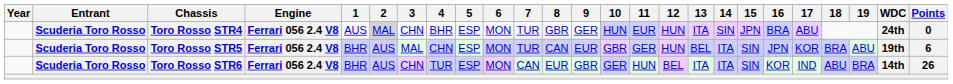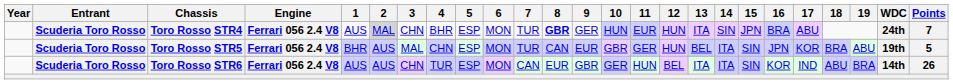(557, 30) normal -> (557, 30) bold
(928, 30) 0 -> (929, 30) 7
(928, 47) 6 -> (929, 47) 5
(356, 65) BHR -> (356, 65) AUS
